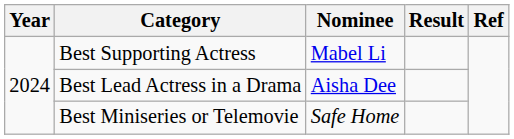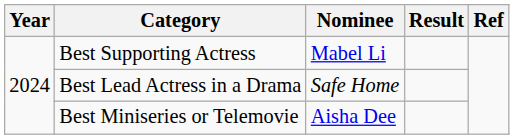(353, 85) Aisha Dee -> (355, 85) Safe Home
(355, 117) Safe Home -> (353, 117) Aisha Dee
